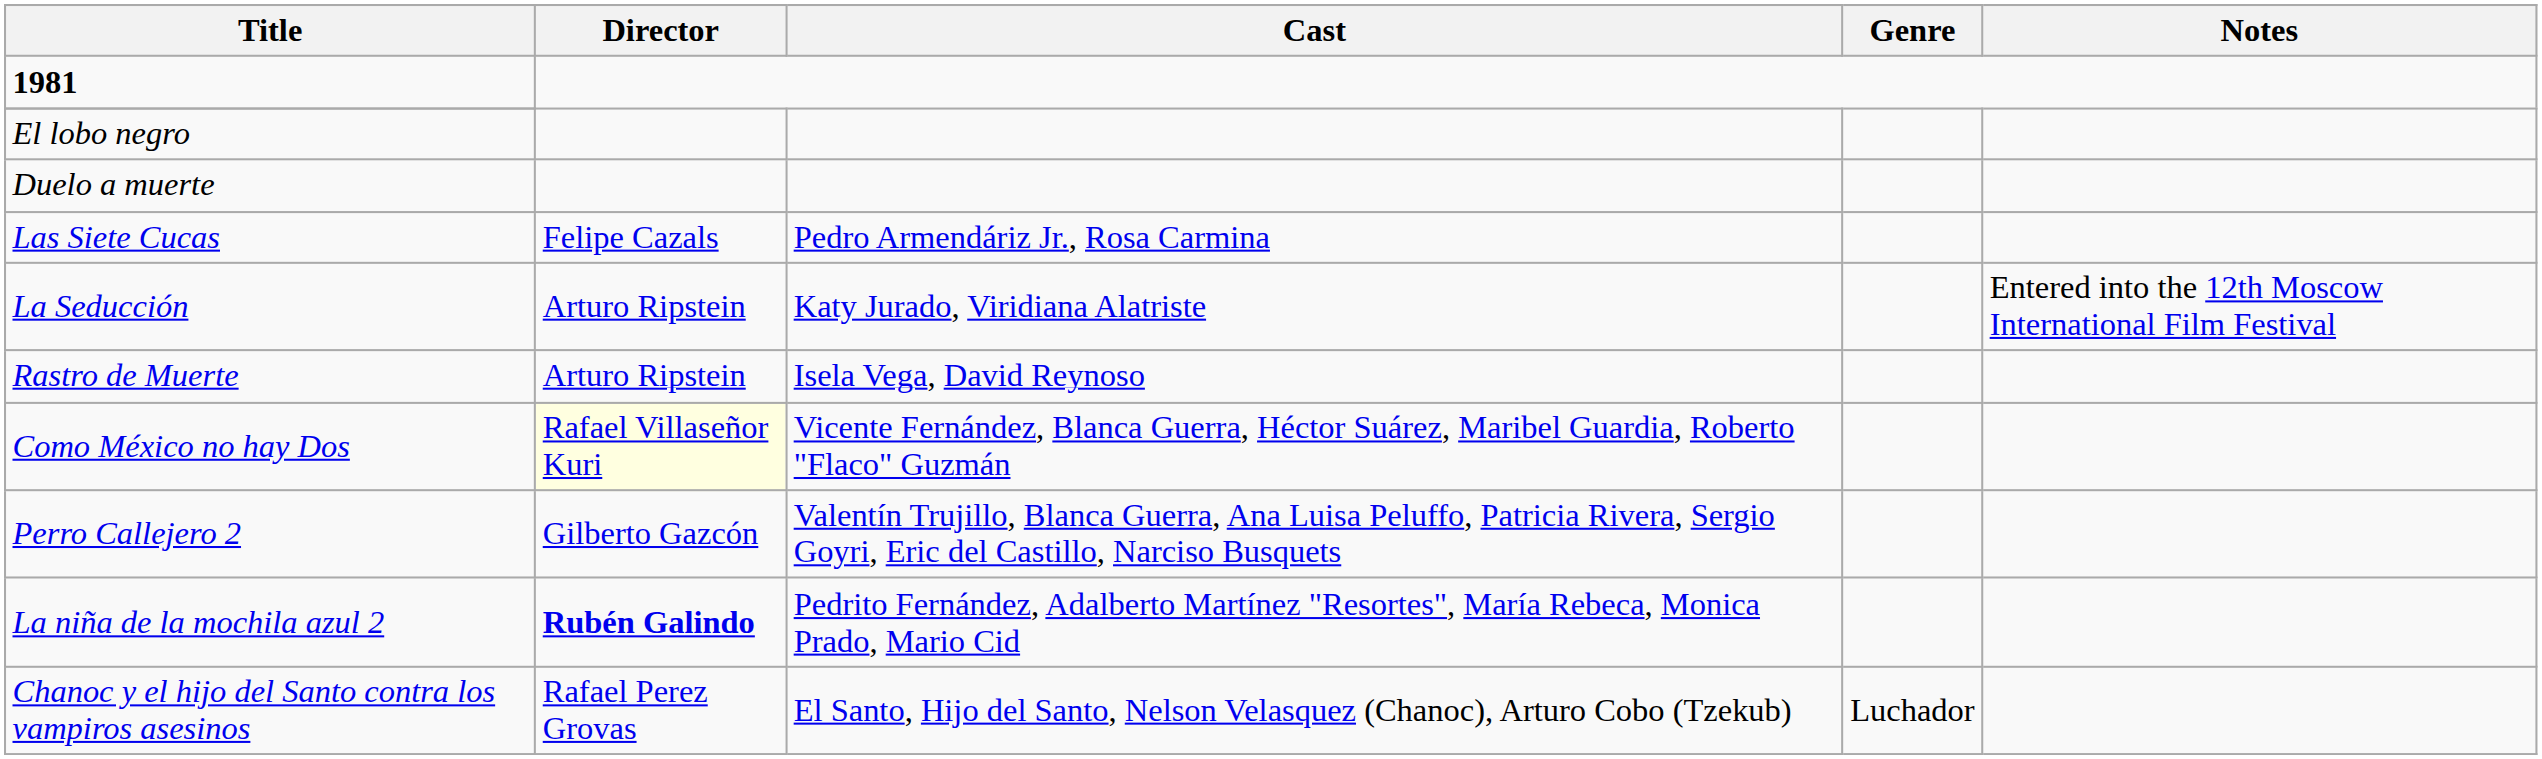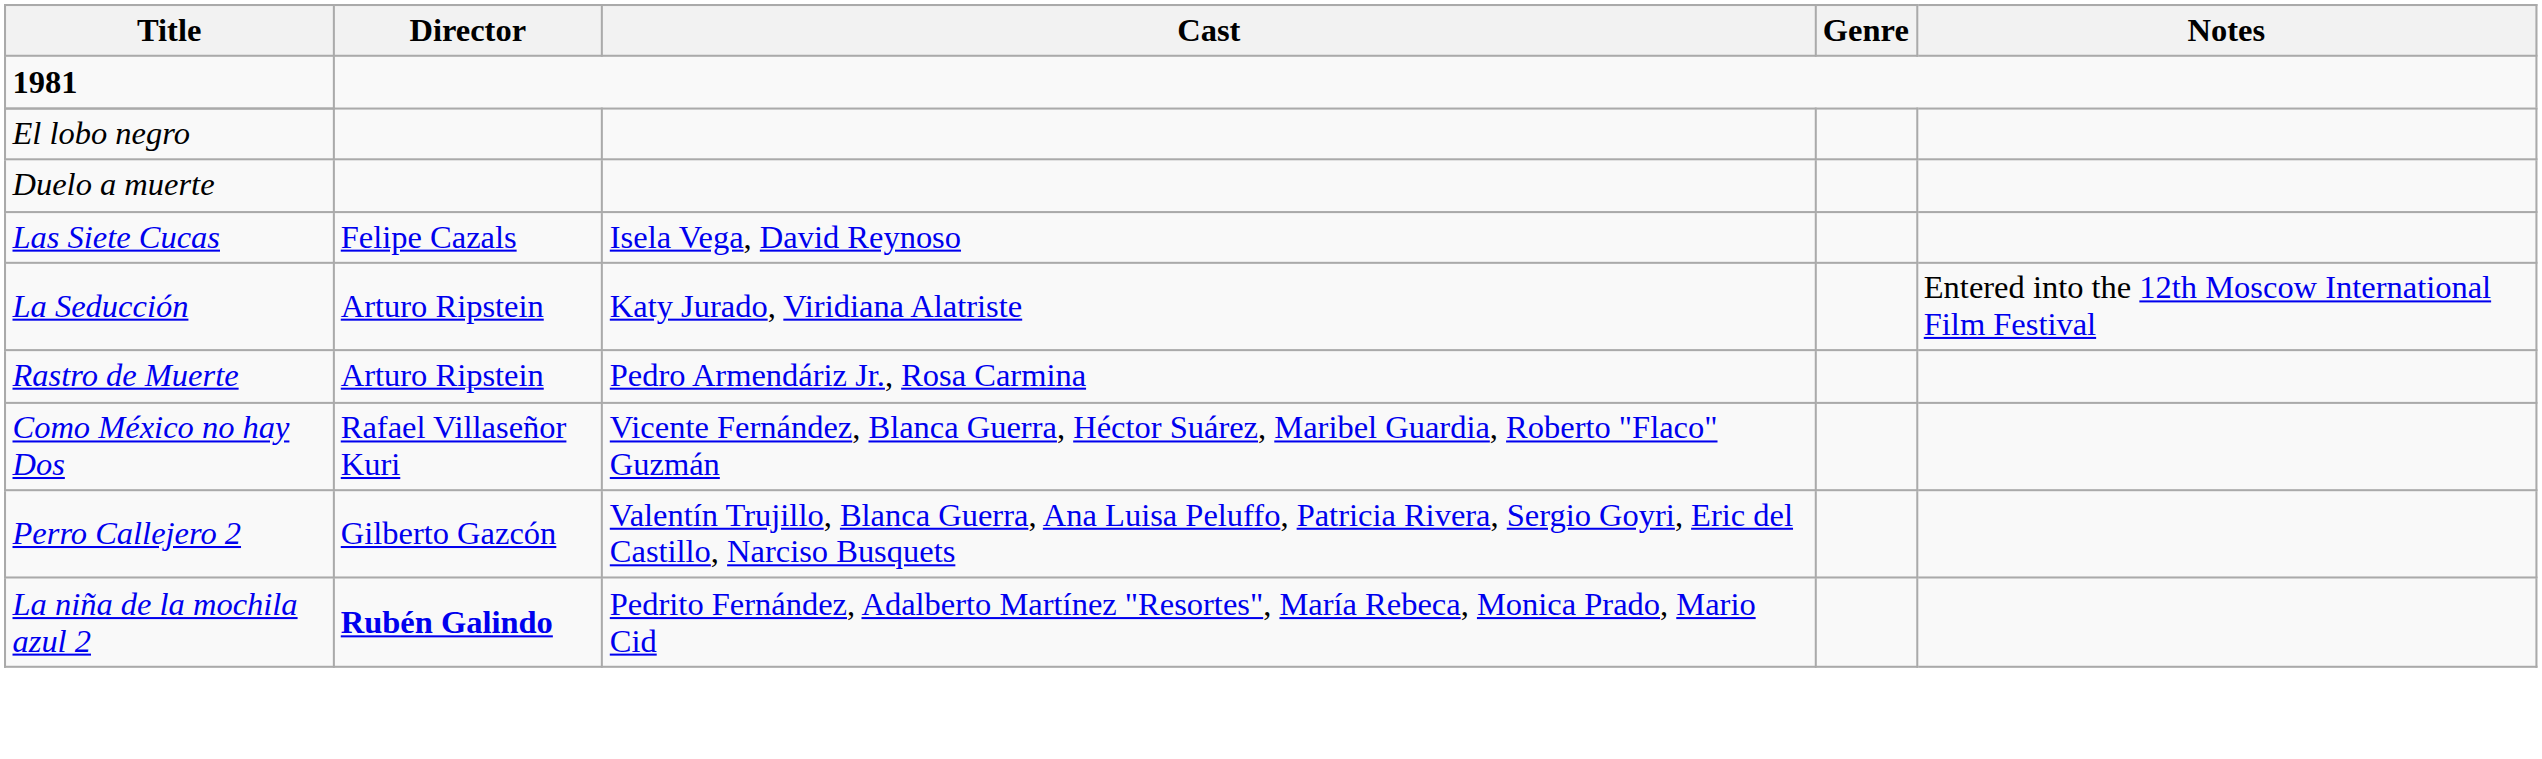(1032, 236) Pedro Armendáriz Jr., Rosa Carmina -> (785, 236) Isela Vega, David Reynoso
(969, 375) Isela Vega, David Reynoso -> (848, 375) Pedro Armendáriz Jr., Rosa Carmina
(656, 445) lightyellow background -> (454, 445) no background
- row: (254, 709)
